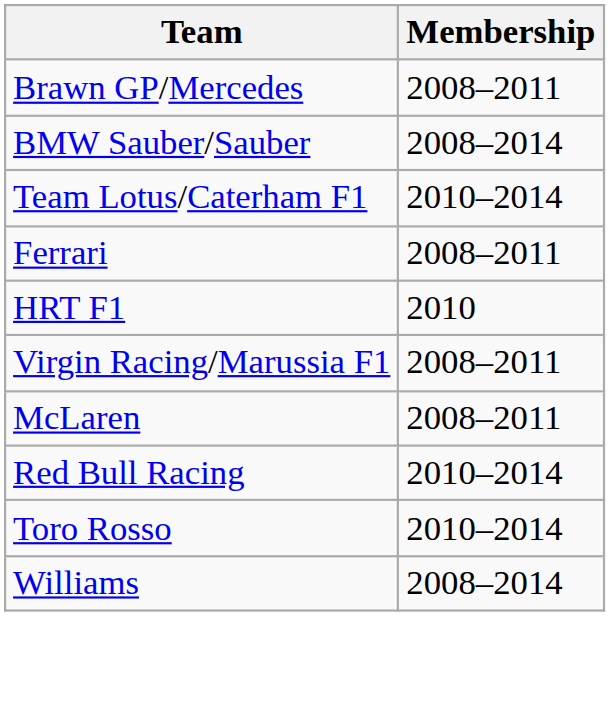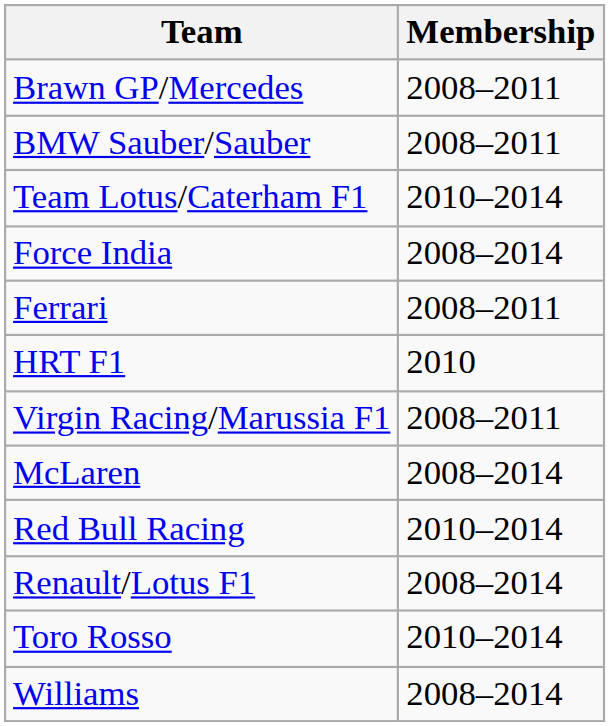(484, 142) 2008–2014 -> (484, 142) 2008–2011
+ row: (93, 252)
(484, 417) 2008–2011 -> (484, 472) 2008–2014
+ row: (134, 582)
